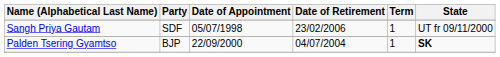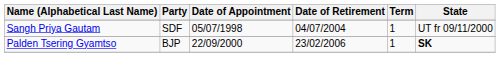(320, 28) 23/02/2006 -> (320, 28) 04/07/2004
(320, 44) 04/07/2004 -> (320, 44) 23/02/2006
